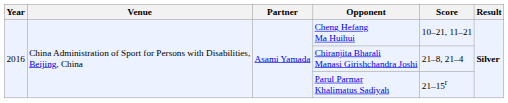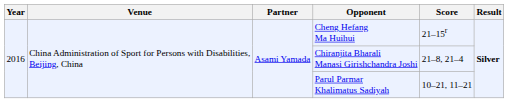(447, 33) 10–21, 11–21 -> (435, 33) 21–15r
(435, 85) 21–15r -> (447, 85) 10–21, 11–21
